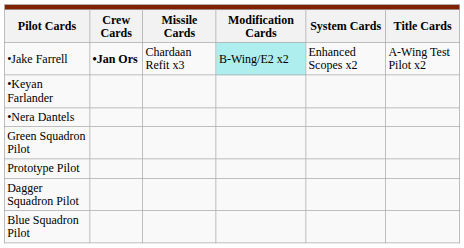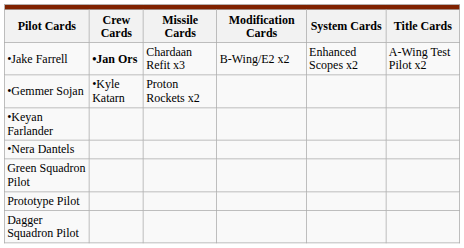(254, 58) paleturquoise background -> (255, 58) no background
+ row: (45, 91)
- row: (43, 227)
